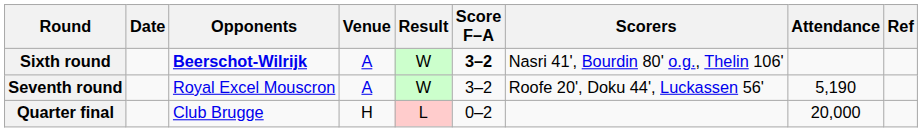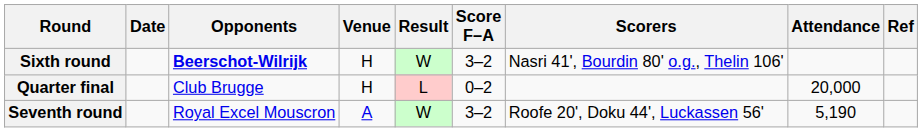(367, 61) A -> (367, 61) H
(479, 61) bold -> (479, 61) normal
rows swapped: (65, 87) <-> (65, 113)
